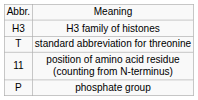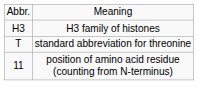- row: (113, 87)
